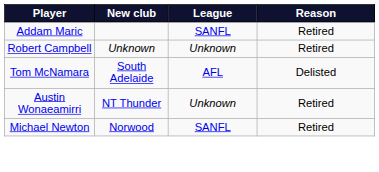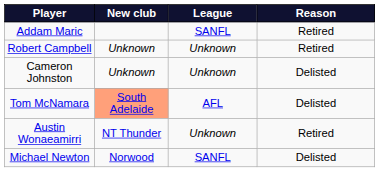+ row: (50, 72)
(132, 72) no background -> (132, 103) lightsalmon background
(316, 127) Retired -> (316, 157) Delisted
